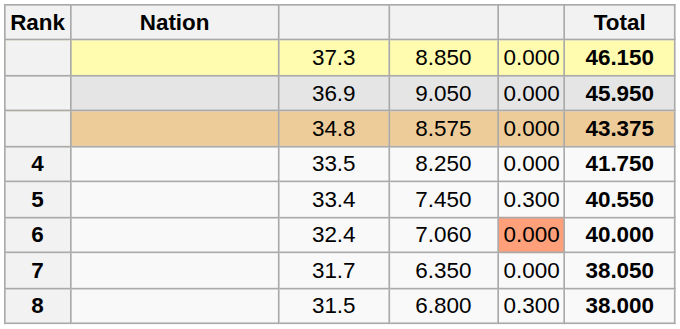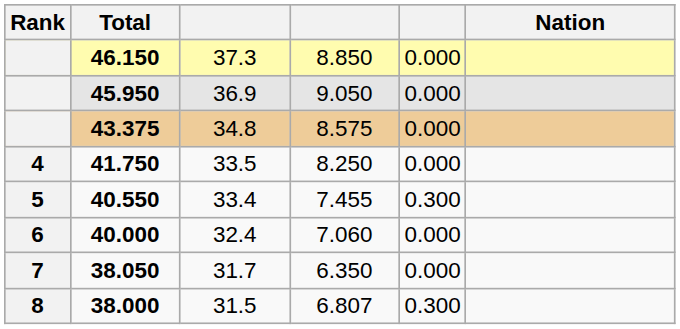columns swapped: (175, 22) <-> (620, 22)
(443, 199) 7.450 -> (344, 199) 7.455
(532, 234) lightsalmon background -> (433, 234) no background
(443, 305) 6.800 -> (344, 305) 6.807
